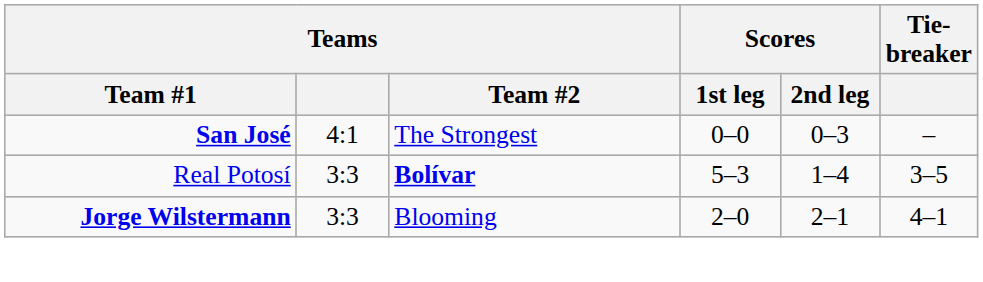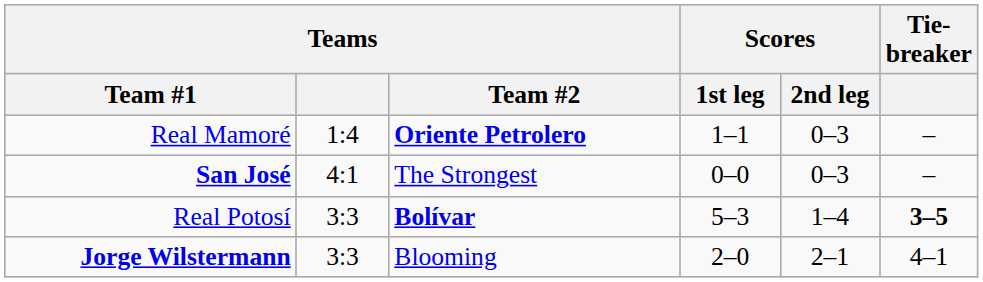+ row: (221, 134)
(929, 175) normal -> (929, 216) bold
